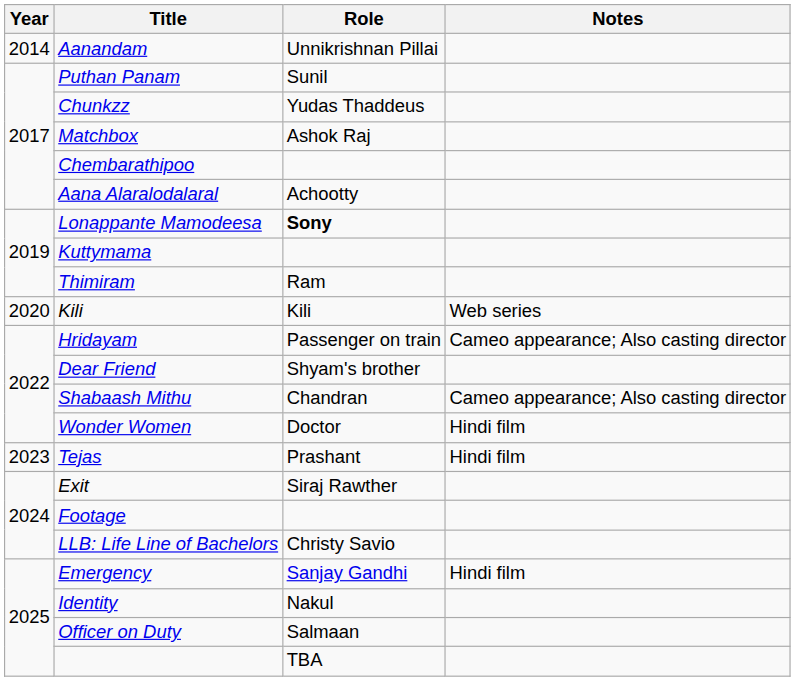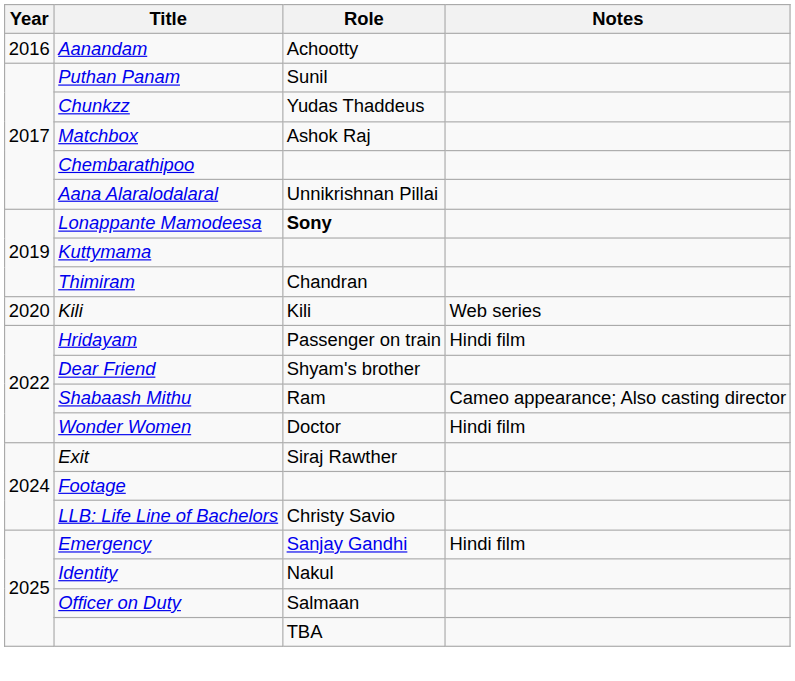(29, 48) 2014 -> (29, 48) 2016
(362, 48) Unnikrishnan Pillai -> (322, 48) Achootty
(322, 194) Achootty -> (362, 194) Unnikrishnan Pillai
(306, 281) Ram -> (327, 281) Chandran
(618, 340) Cameo appearance; Also casting director -> (487, 340) Hindi film
(327, 398) Chandran -> (306, 398) Ram
- row: (80, 456)
